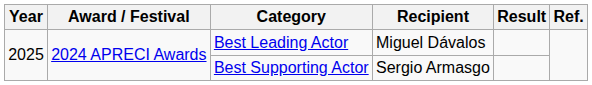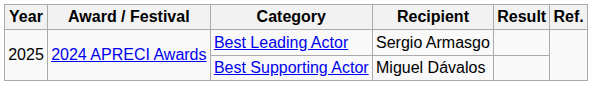(431, 42) Miguel Dávalos -> (433, 42) Sergio Armasgo
(433, 67) Sergio Armasgo -> (431, 67) Miguel Dávalos
